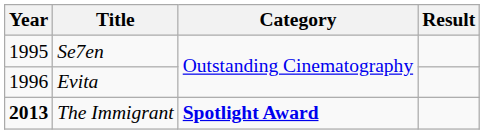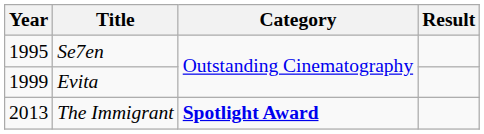(29, 81) 1996 -> (29, 81) 1999
(29, 112) bold -> (29, 112) normal
